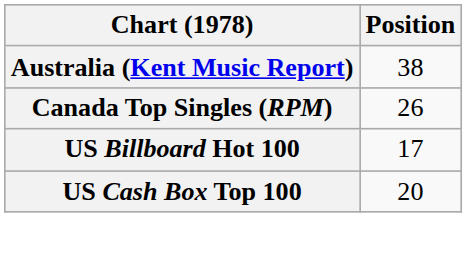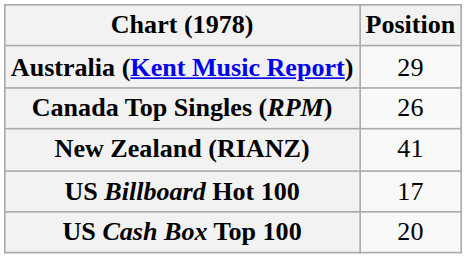(410, 66) 38 -> (410, 66) 29
+ row: (182, 149)
